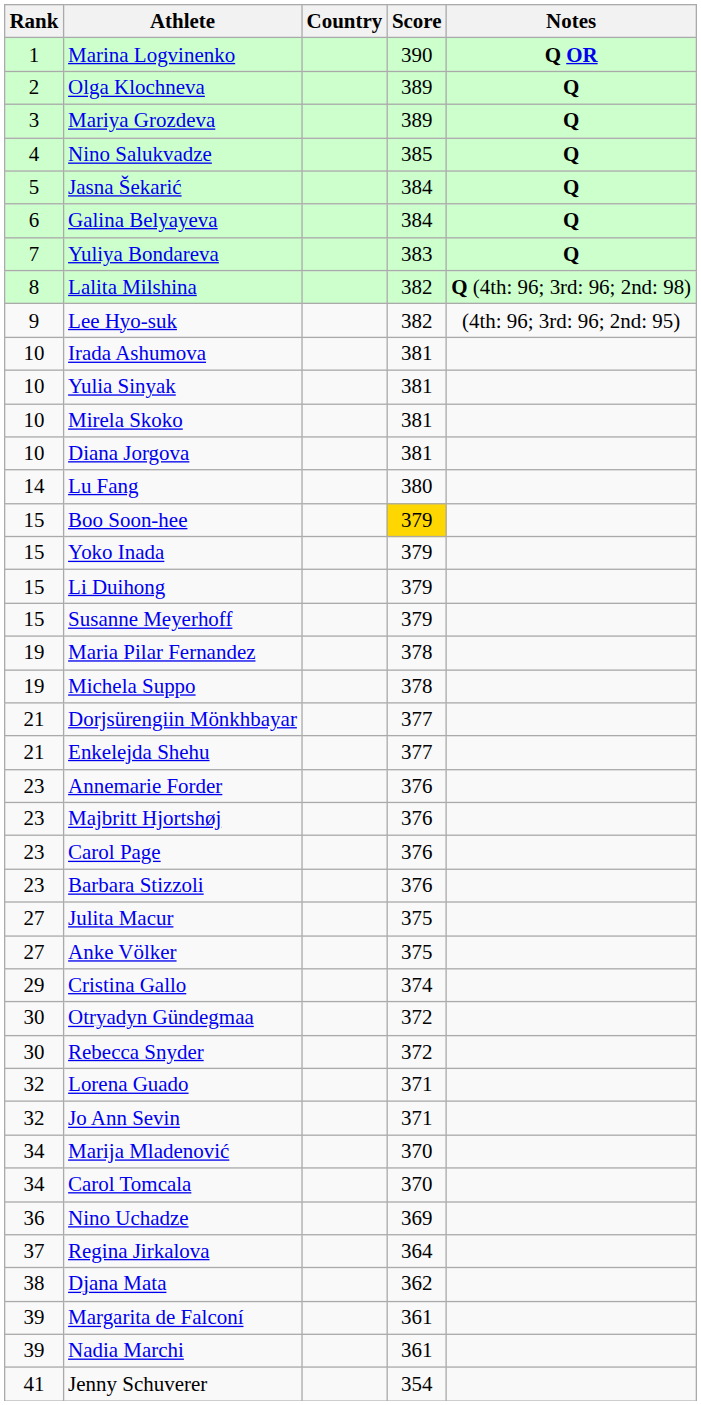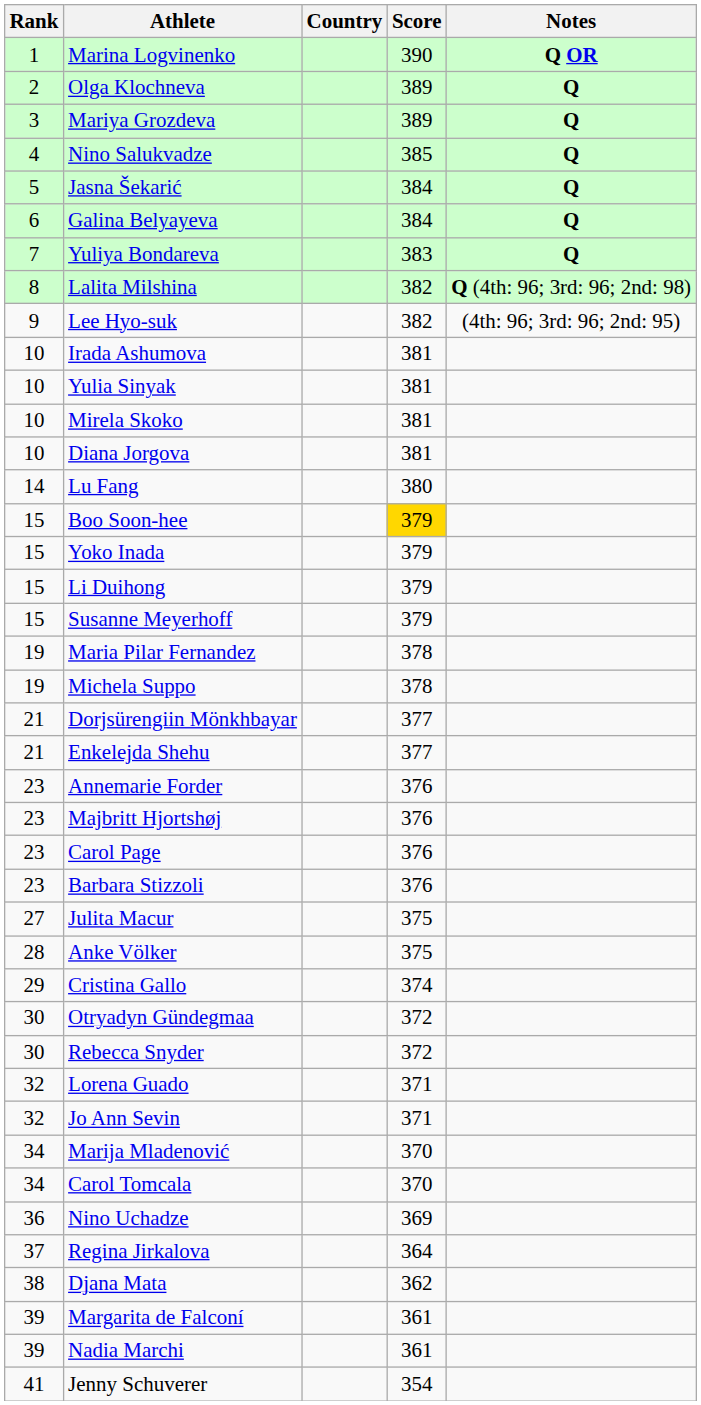(34, 951) 27 -> (34, 951) 28
